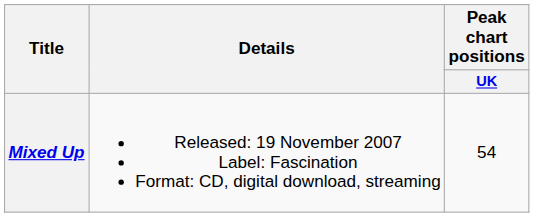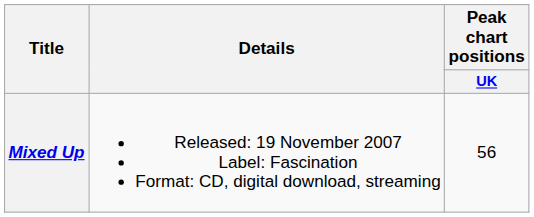(487, 152) 54 -> (487, 152) 56
